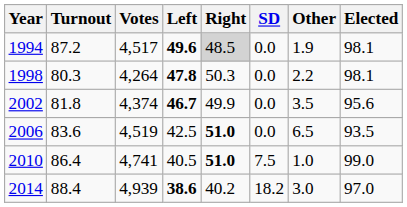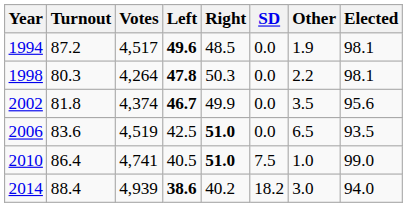(220, 47) lightgrey background -> (220, 47) no background
(359, 188) 97.0 -> (359, 188) 94.0
